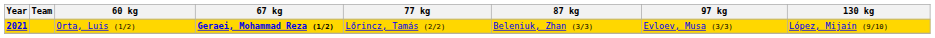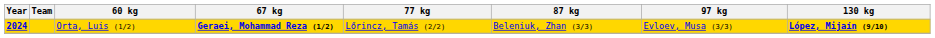(17, 26) 2021 -> (17, 26) 2024
(839, 26) normal -> (839, 26) bold
